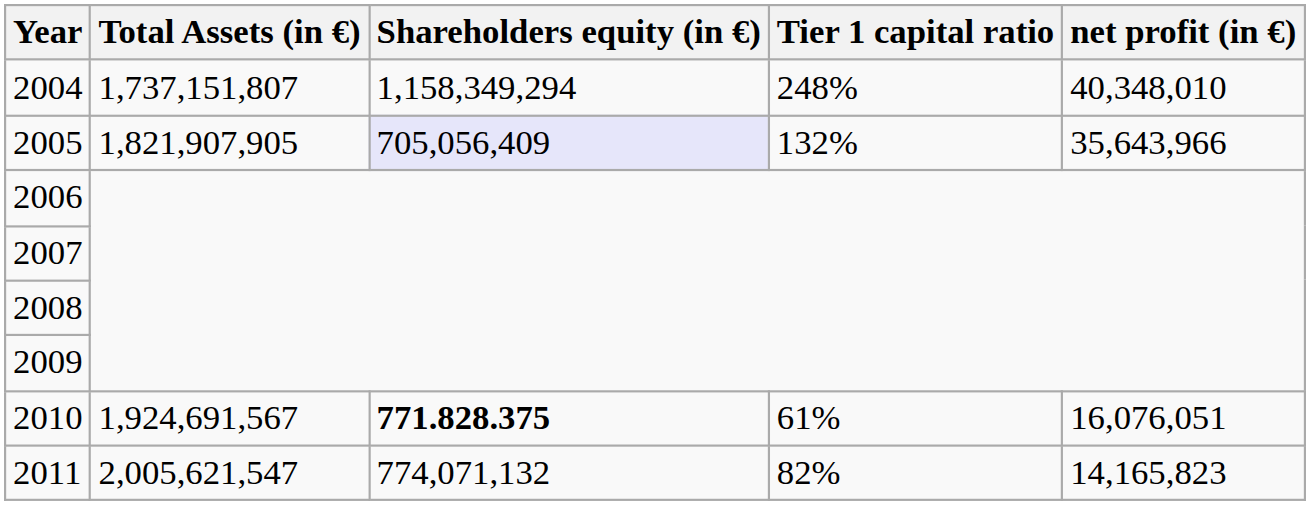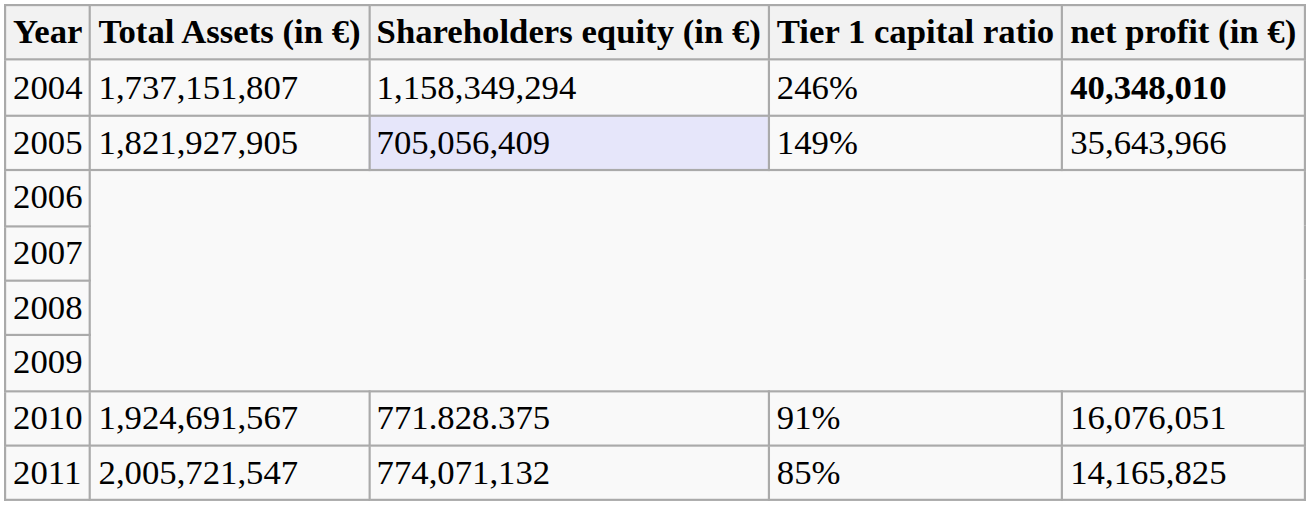(817, 87) 248% -> (817, 87) 246%
(1148, 87) normal -> (1148, 87) bold
(198, 142) 1,821,907,905 -> (198, 142) 1,821,927,905
(817, 142) 132% -> (817, 142) 149%
(463, 417) bold -> (463, 417) normal
(809, 417) 61% -> (809, 417) 91%
(198, 472) 2,005,621,547 -> (198, 472) 2,005,721,547
(809, 472) 82% -> (809, 472) 85%
(1148, 472) 14,165,823 -> (1148, 472) 14,165,825
